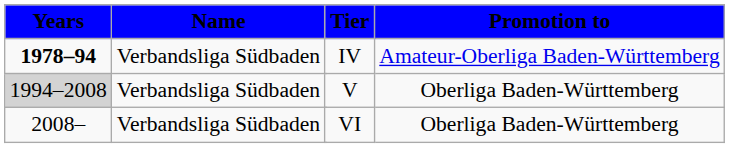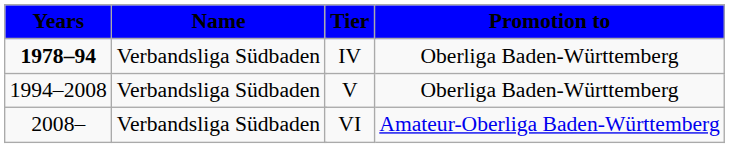(549, 55) Amateur-Oberliga Baden-Württemberg -> (549, 55) Oberliga Baden-Württemberg
(58, 90) lightgrey background -> (58, 90) no background
(549, 124) Oberliga Baden-Württemberg -> (549, 124) Amateur-Oberliga Baden-Württemberg
